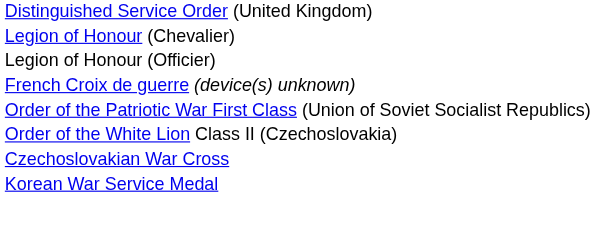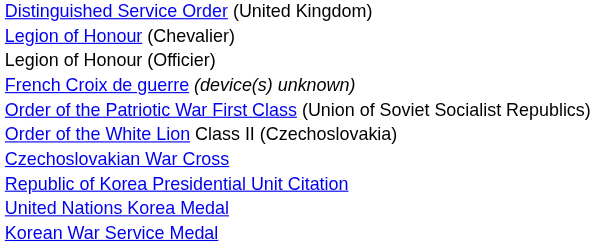+ row: (177, 183)
+ row: (117, 208)
